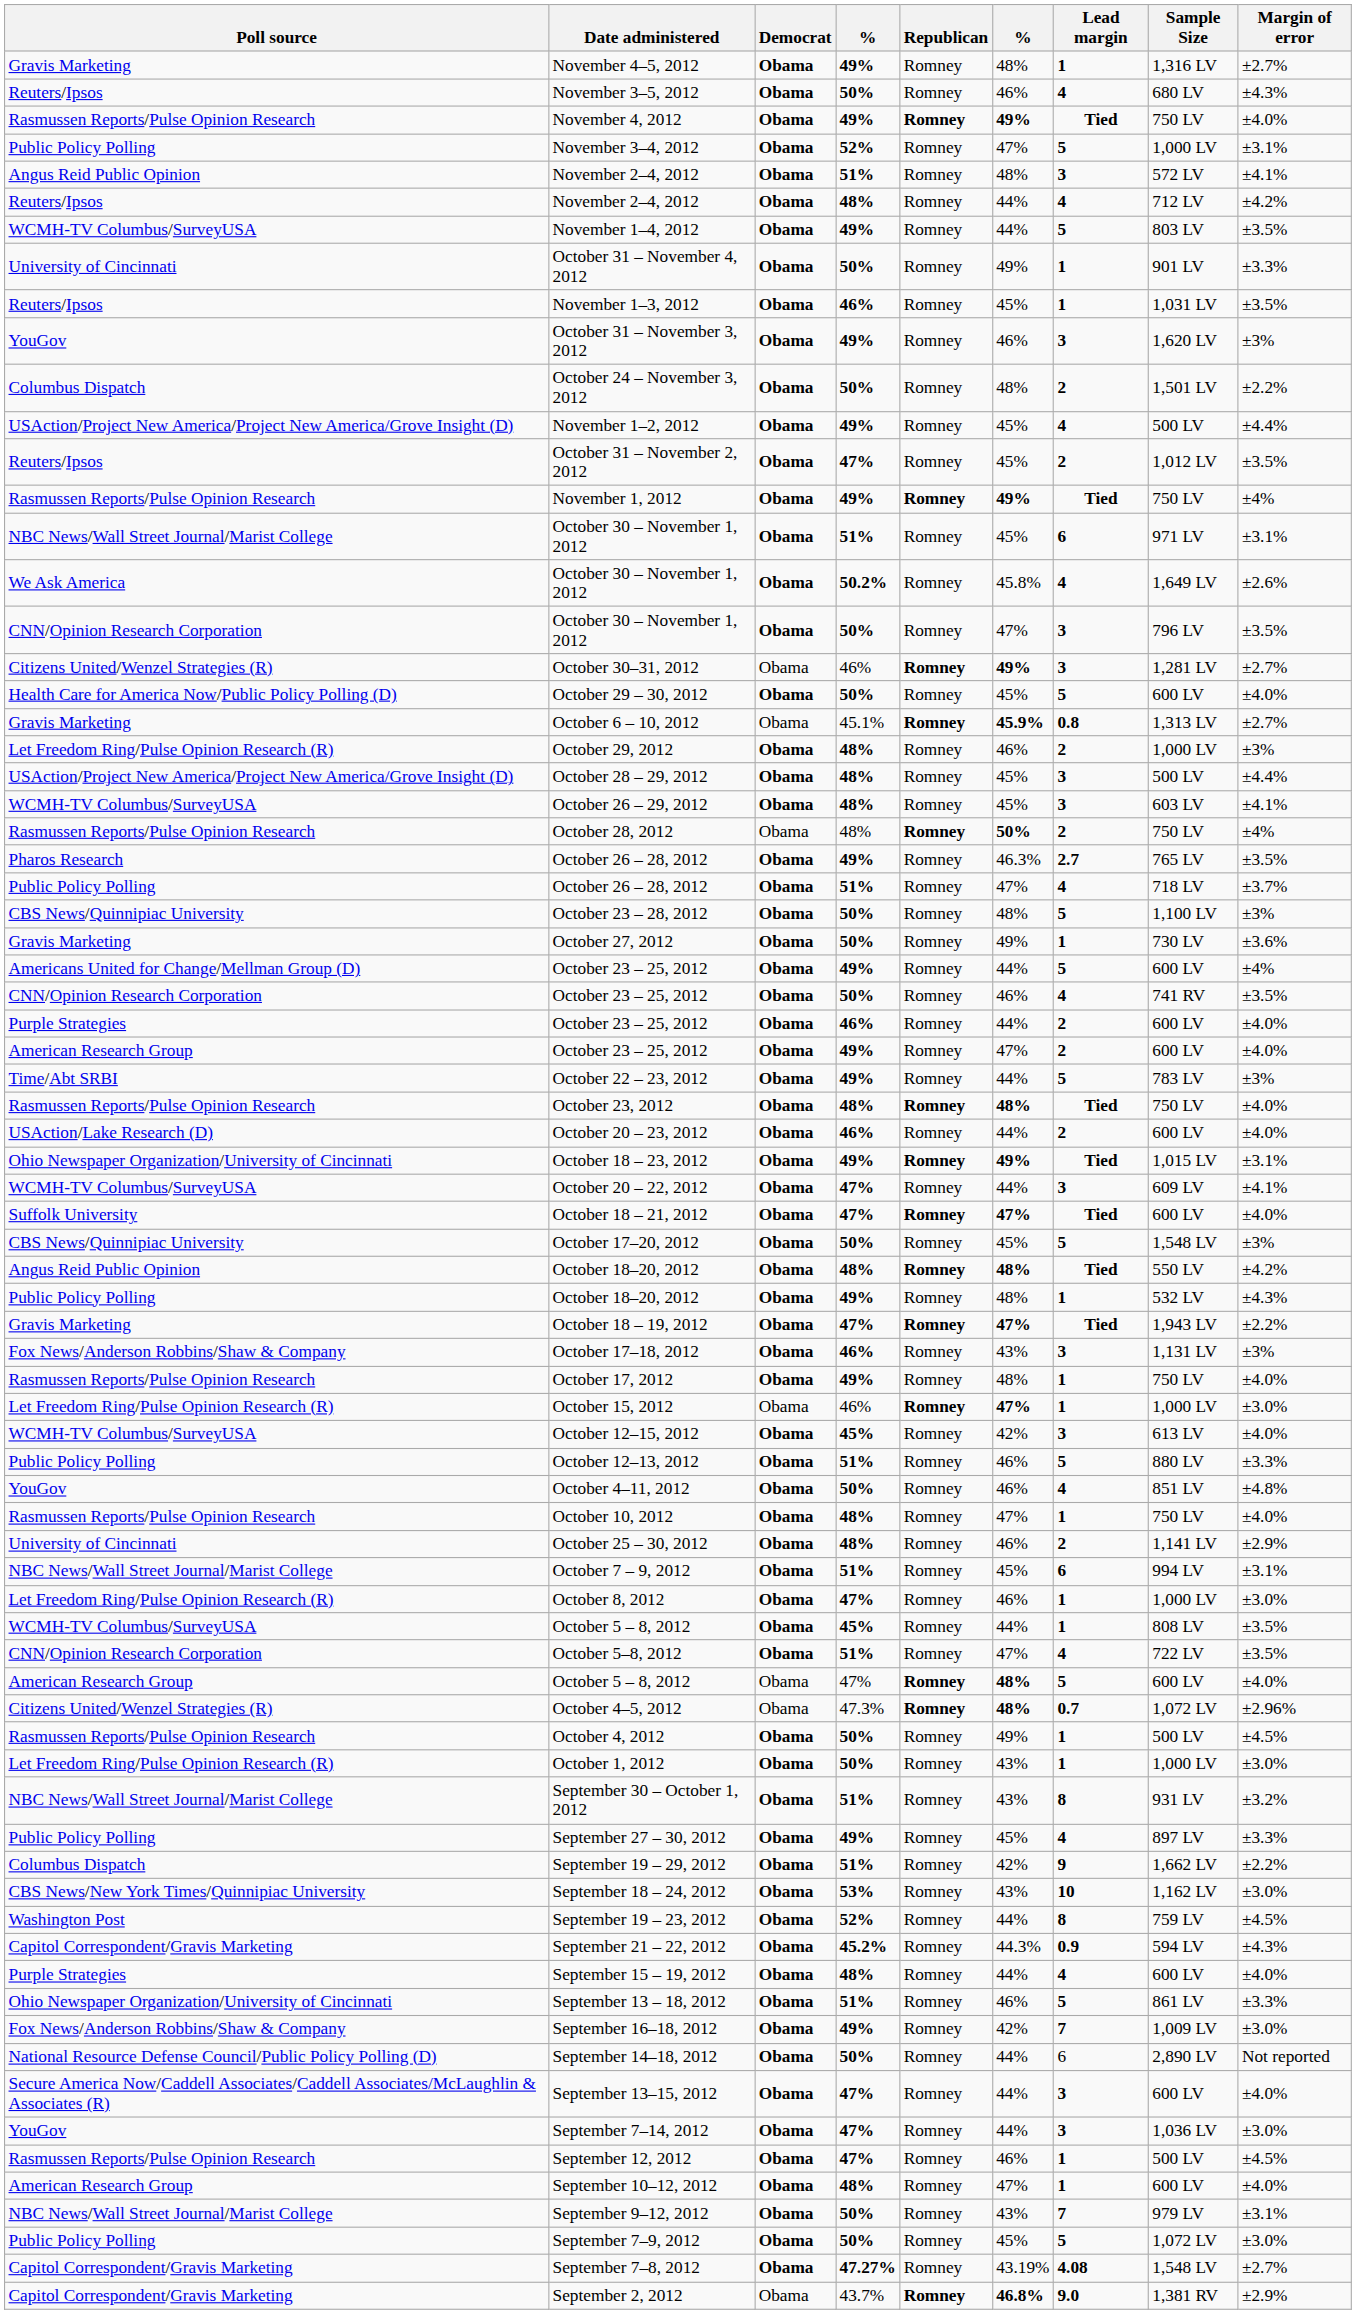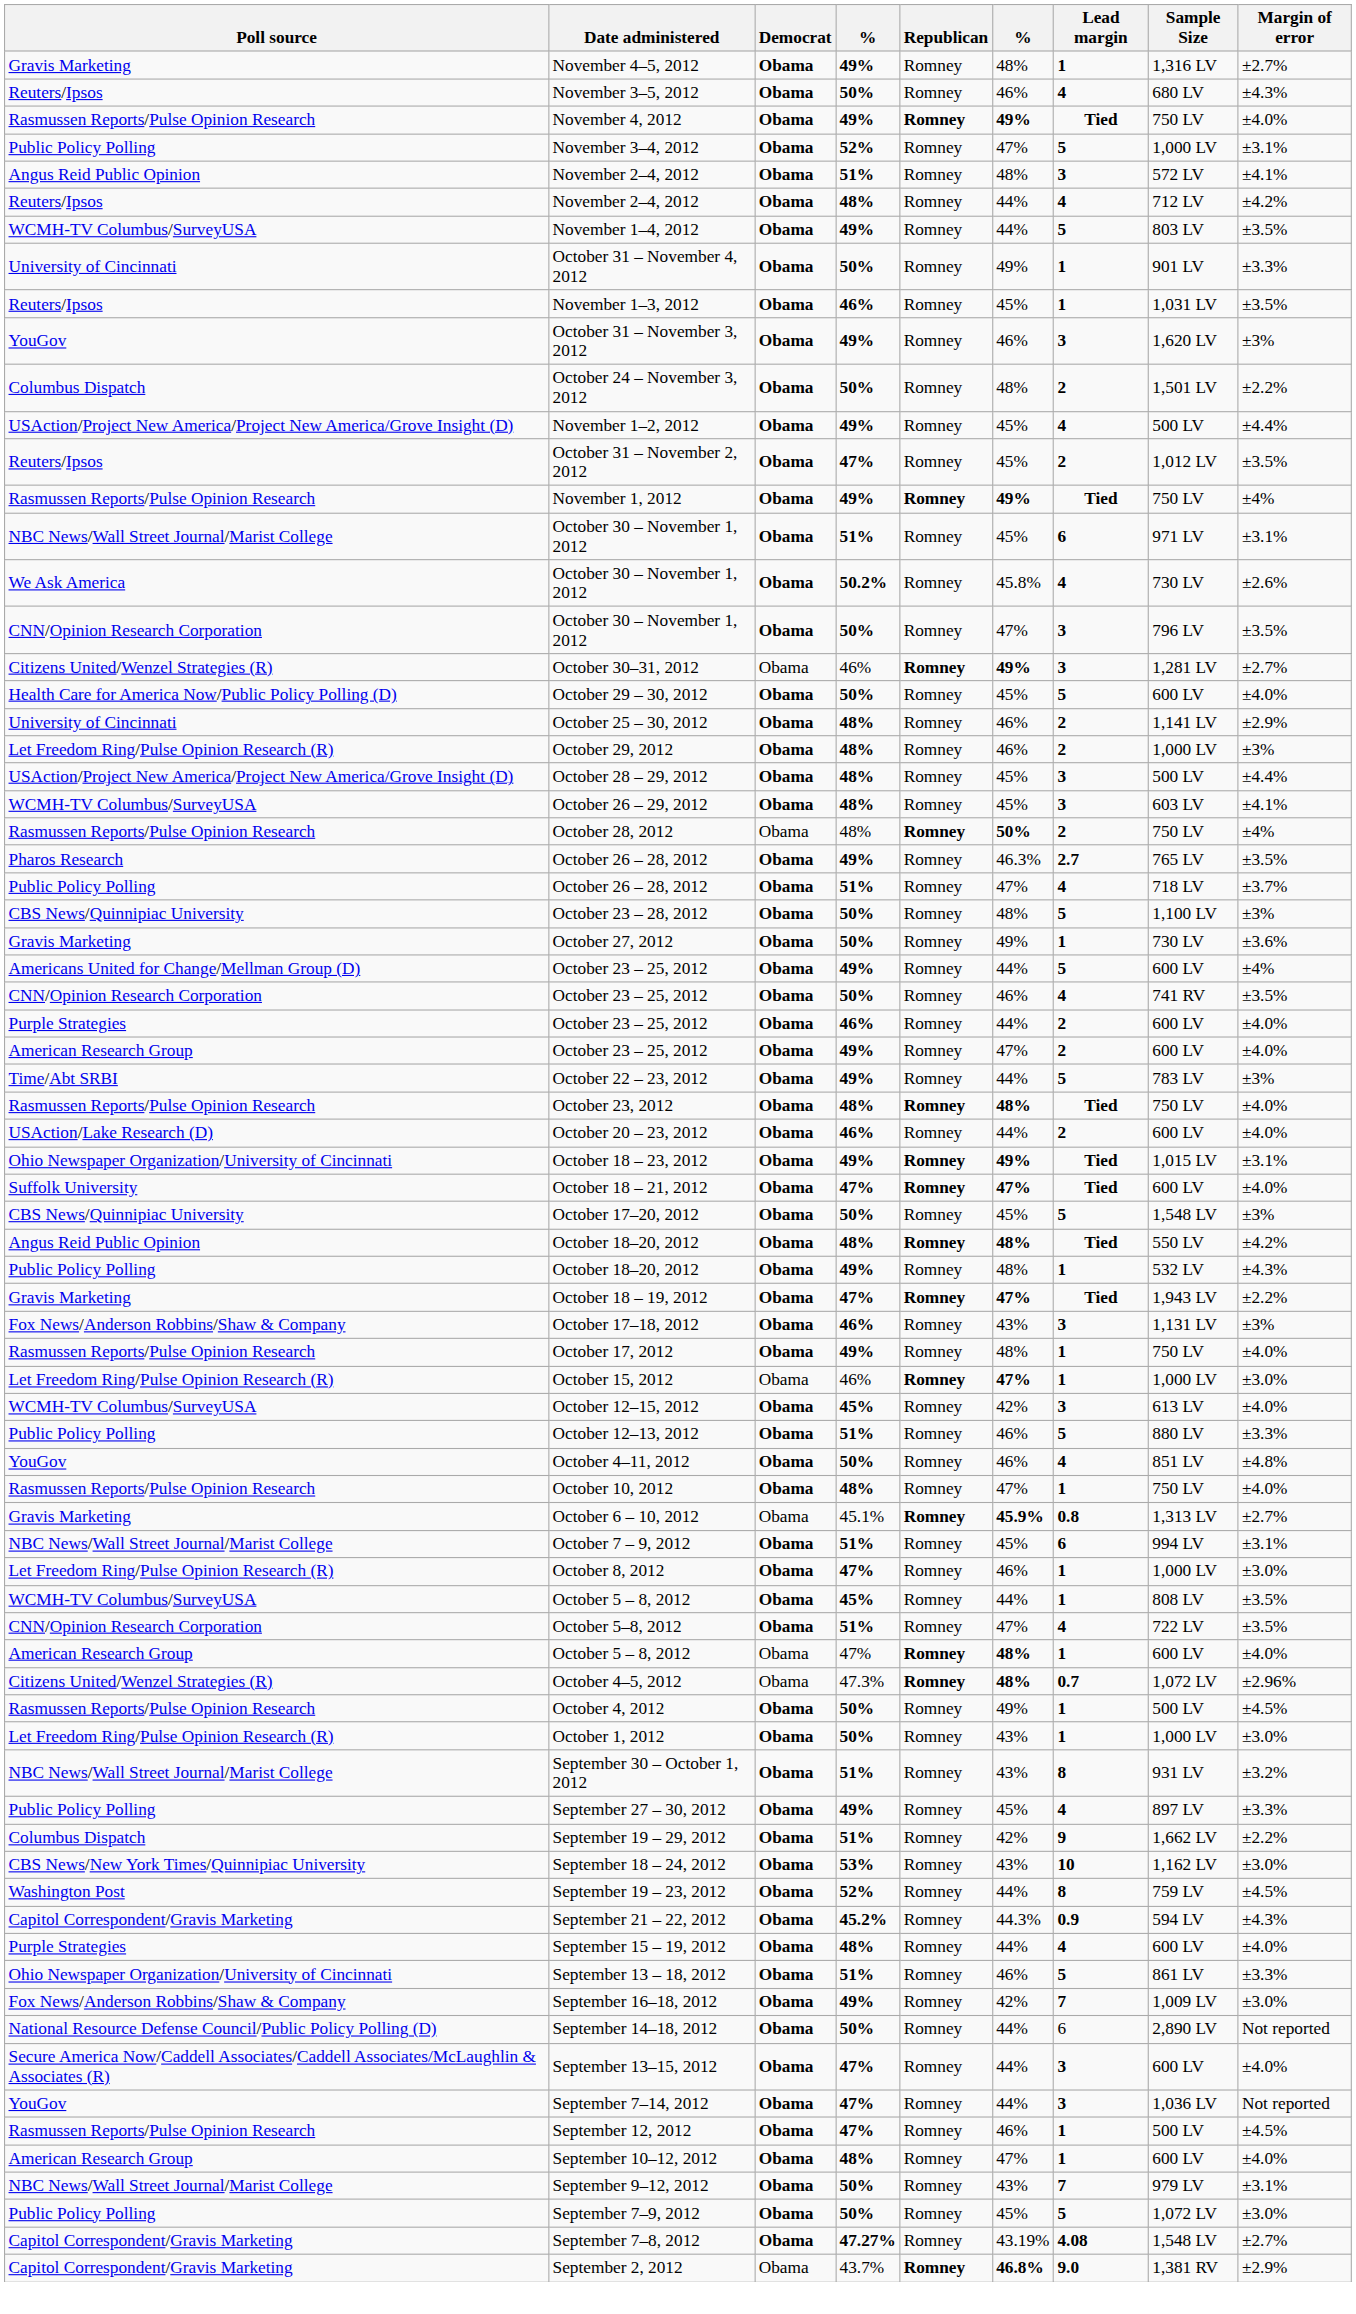(1185, 583) 1,649 LV -> (1178, 583) 730 LV
rows swapped: (93, 1543) <-> (70, 721)
- row: (132, 1187)
(1062, 1680) 5 -> (1062, 1653) 1
(1265, 2130) ±3.0% -> (1286, 2103) Not reported
